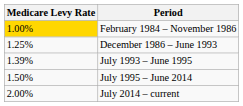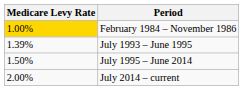- row: (159, 45)
